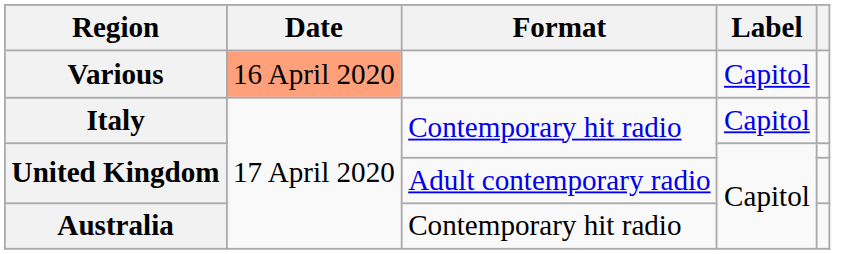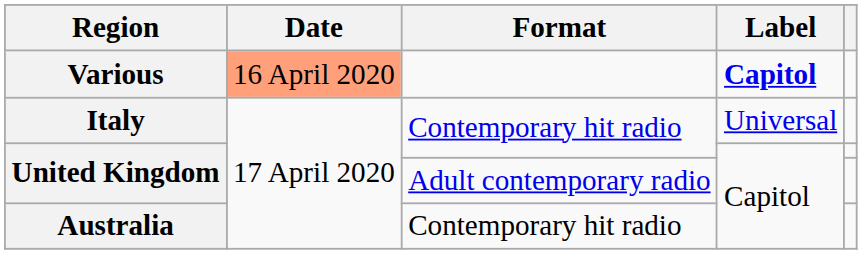(767, 73) normal -> (770, 73) bold
(767, 119) Capitol -> (781, 119) Universal
